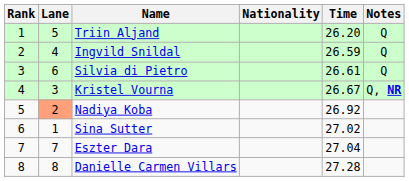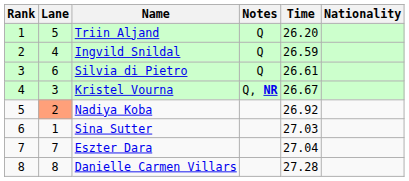columns swapped: (281, 14) <-> (384, 14)
(343, 128) 27.02 -> (301, 128) 27.03
